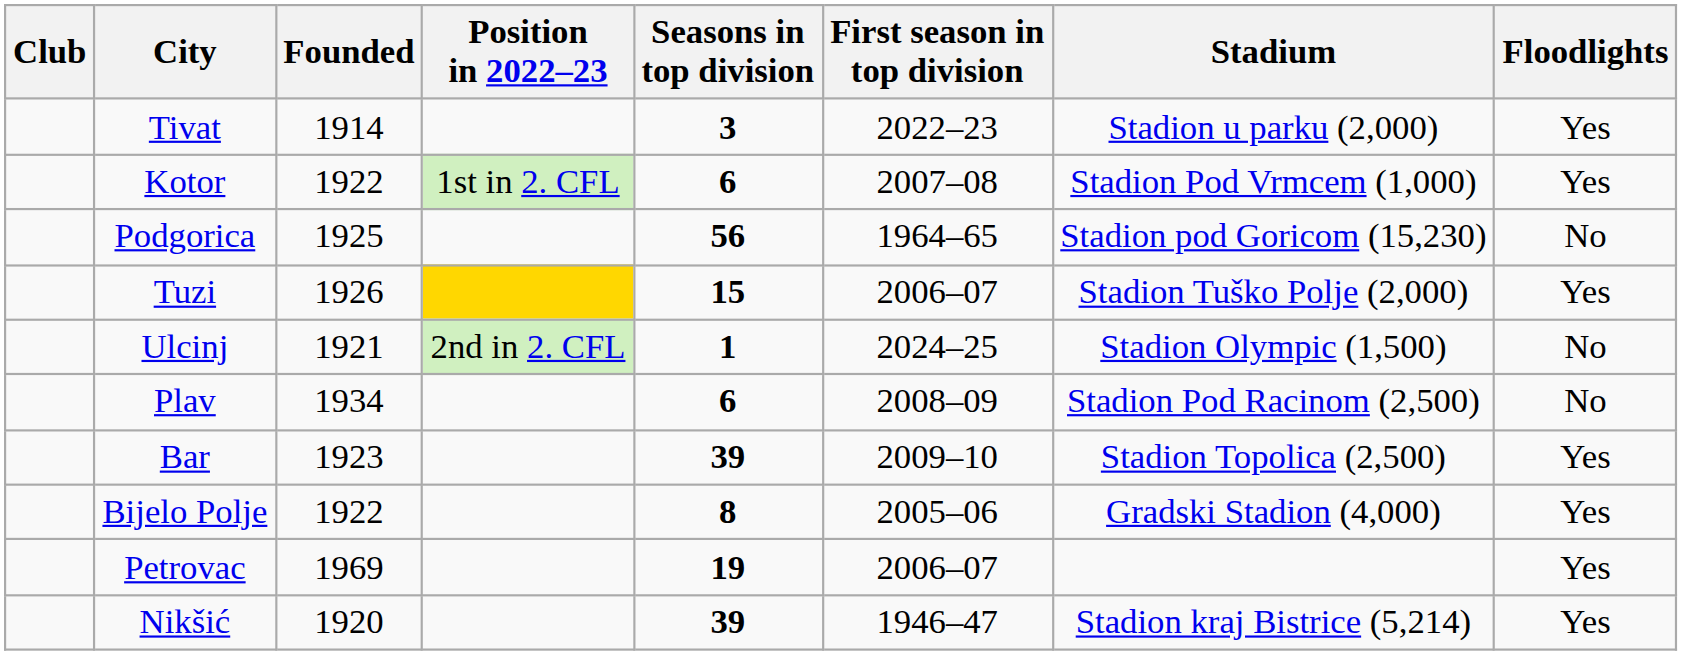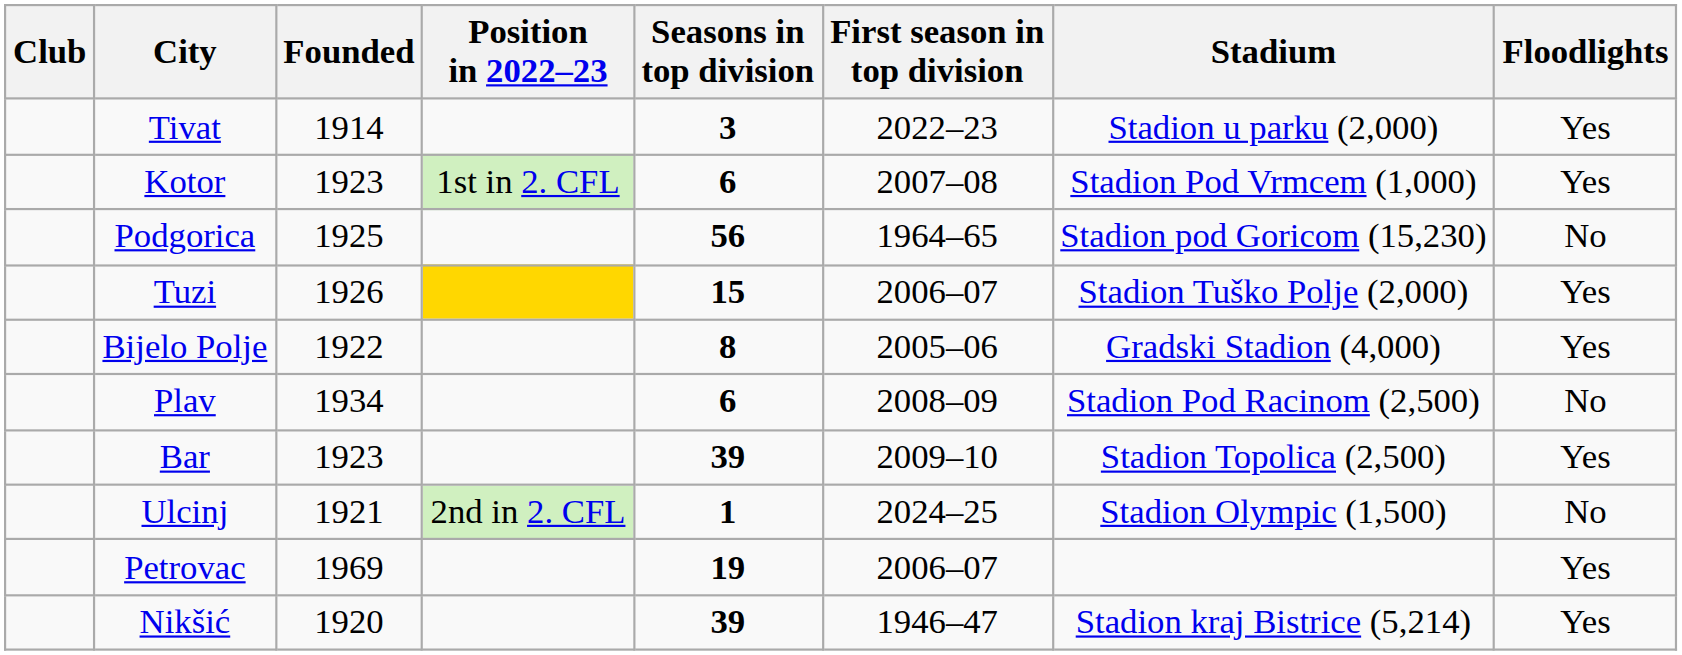(349, 181) 1922 -> (349, 181) 1923
rows swapped: (185, 511) <-> (185, 346)
